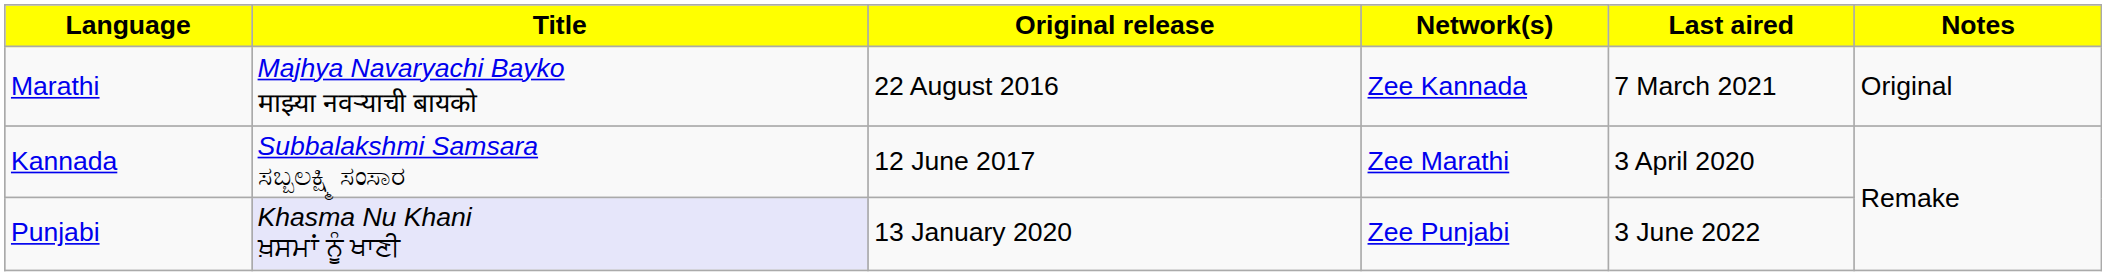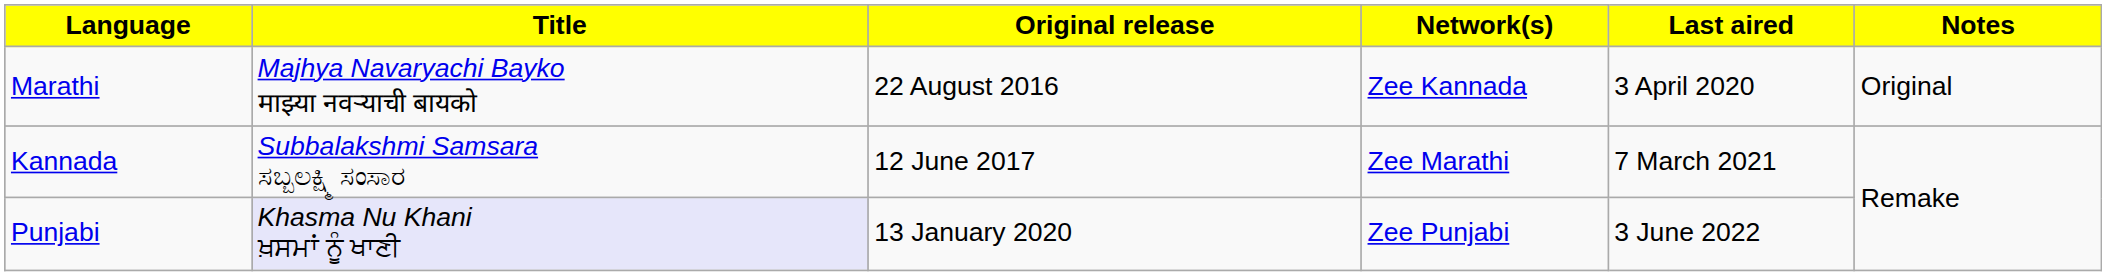(1695, 85) 7 March 2021 -> (1684, 85) 3 April 2020
(1684, 161) 3 April 2020 -> (1695, 161) 7 March 2021
